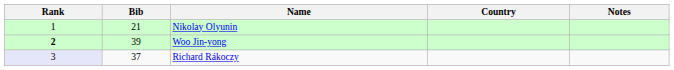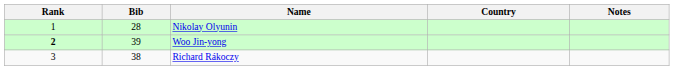(136, 27) 21 -> (136, 27) 28
(53, 57) lavender background -> (53, 57) no background
(136, 57) 37 -> (136, 57) 38
